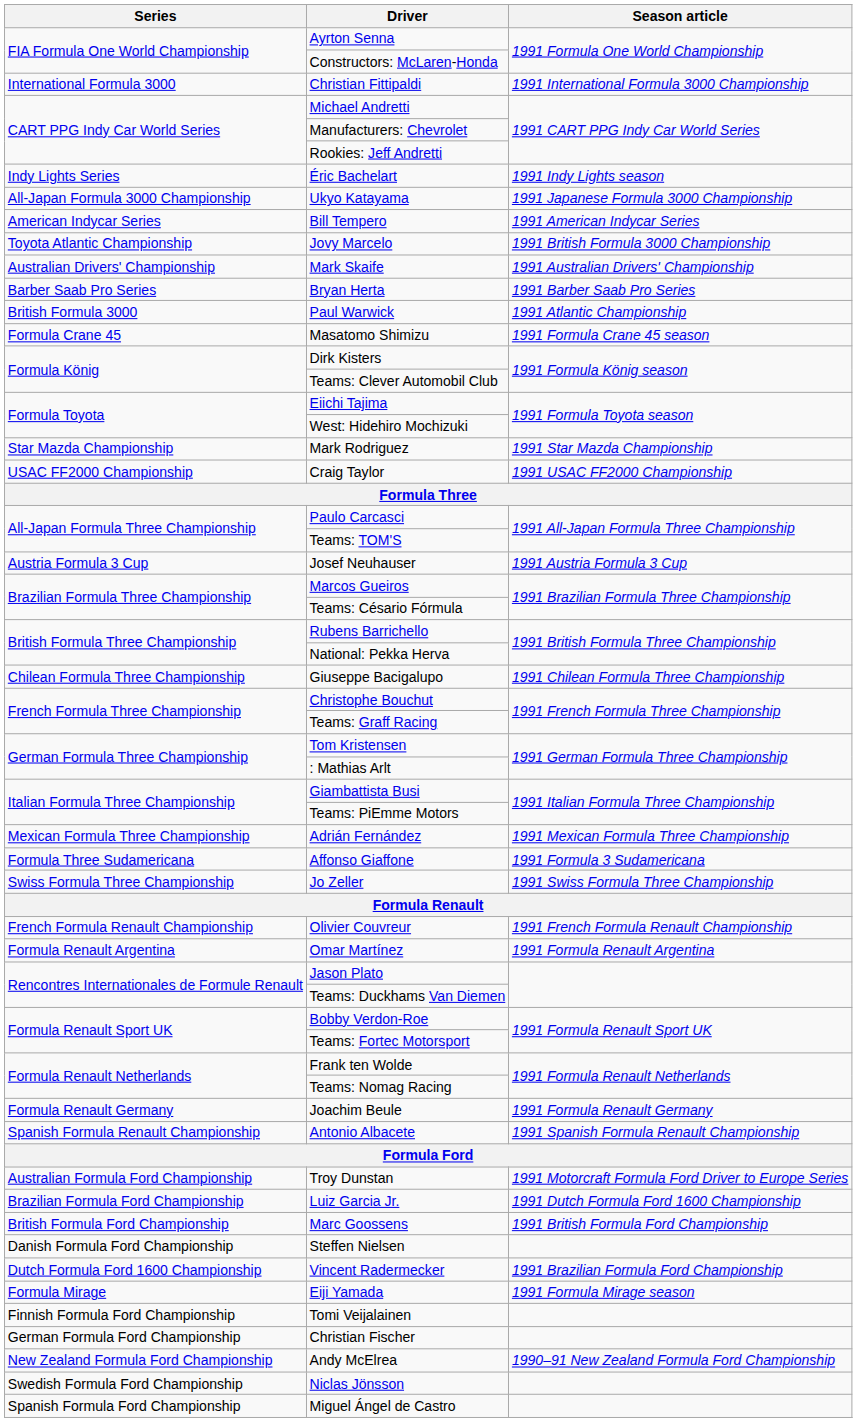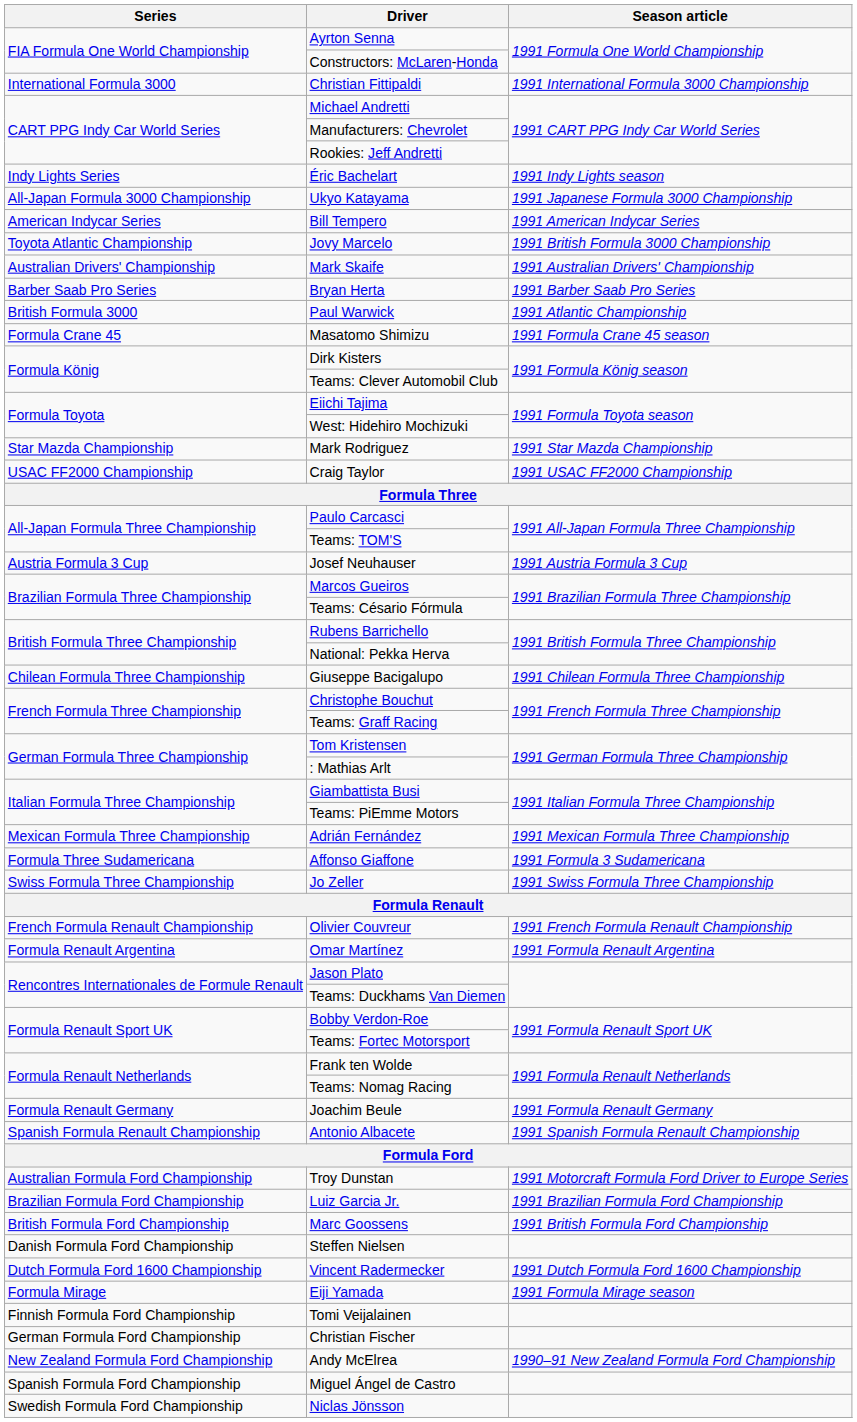(656, 1201) 1991 Dutch Formula Ford 1600 Championship -> (647, 1201) 1991 Brazilian Formula Ford Championship
(647, 1269) 1991 Brazilian Formula Ford Championship -> (656, 1269) 1991 Dutch Formula Ford 1600 Championship
rows swapped: (383, 1406) <-> (357, 1383)
